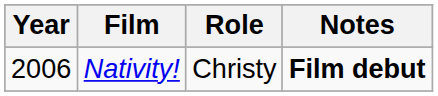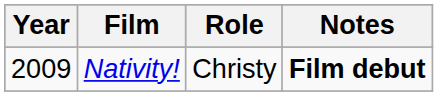(41, 68) 2006 -> (41, 68) 2009
